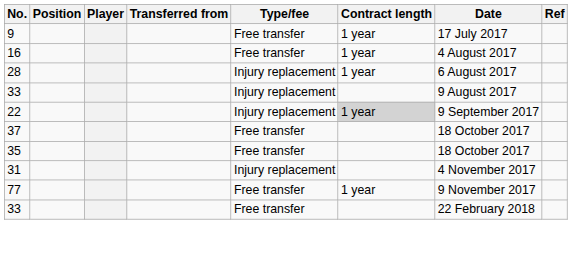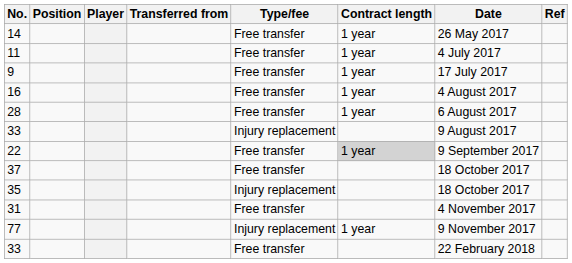+ row: (14, 33)
+ row: (14, 53)
(285, 72) Injury replacement -> (269, 111) Free transfer
(285, 111) Injury replacement -> (269, 151) Free transfer
(269, 151) Free transfer -> (285, 190) Injury replacement
(285, 170) Injury replacement -> (269, 209) Free transfer
(269, 190) Free transfer -> (285, 229) Injury replacement
